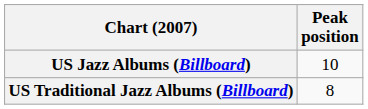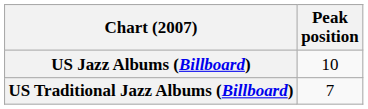(330, 90) 8 -> (330, 90) 7
